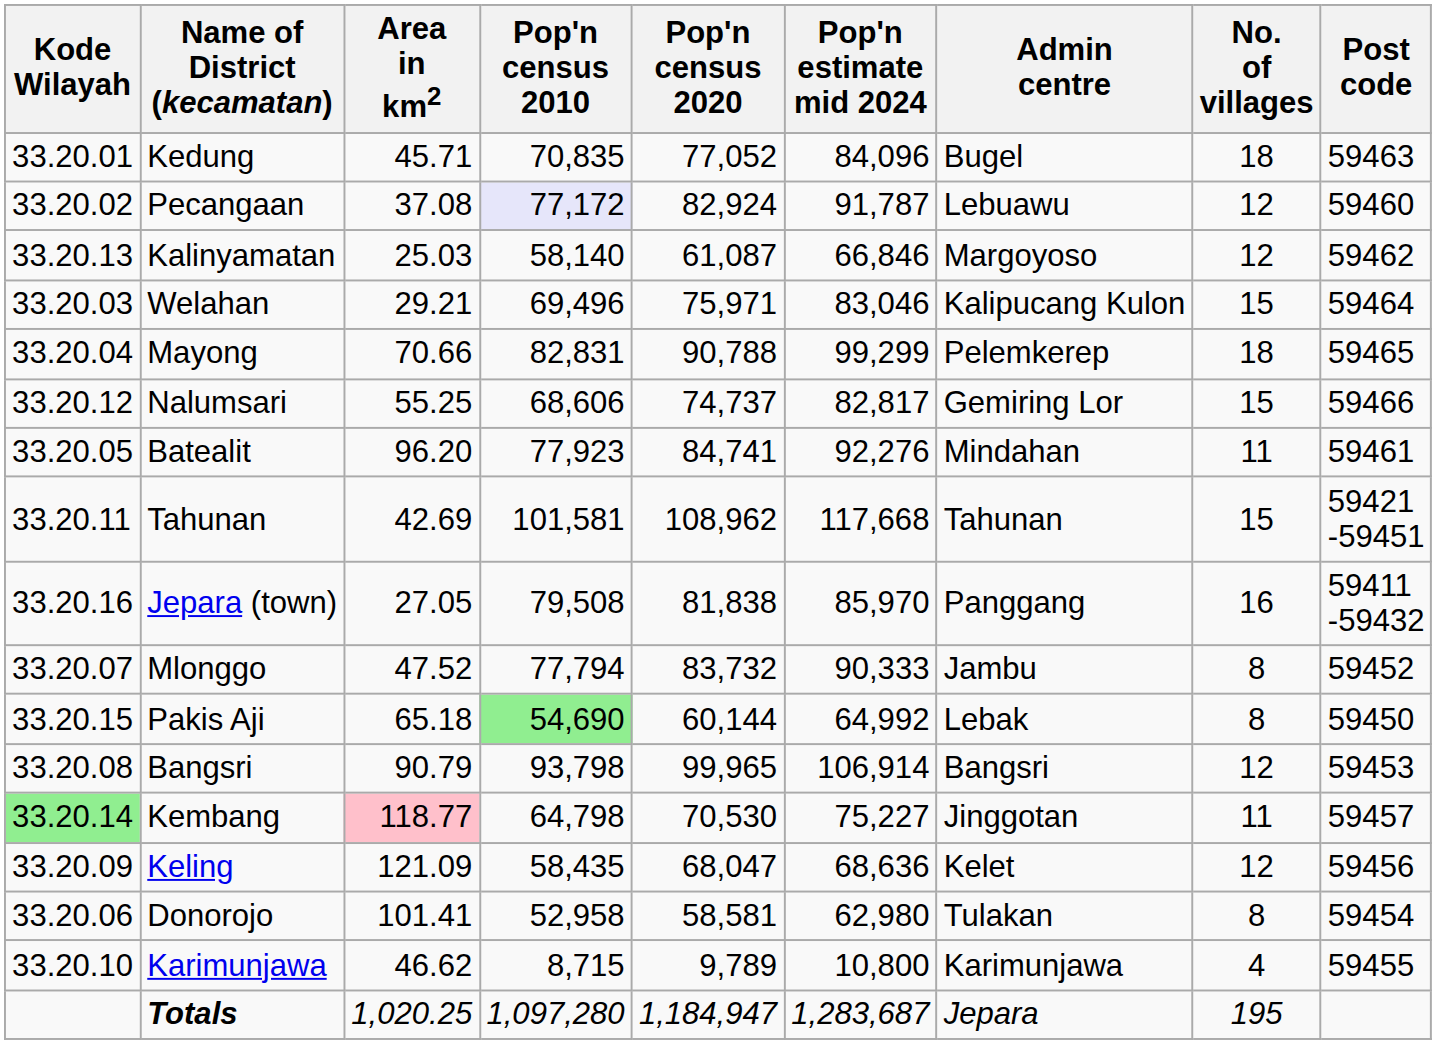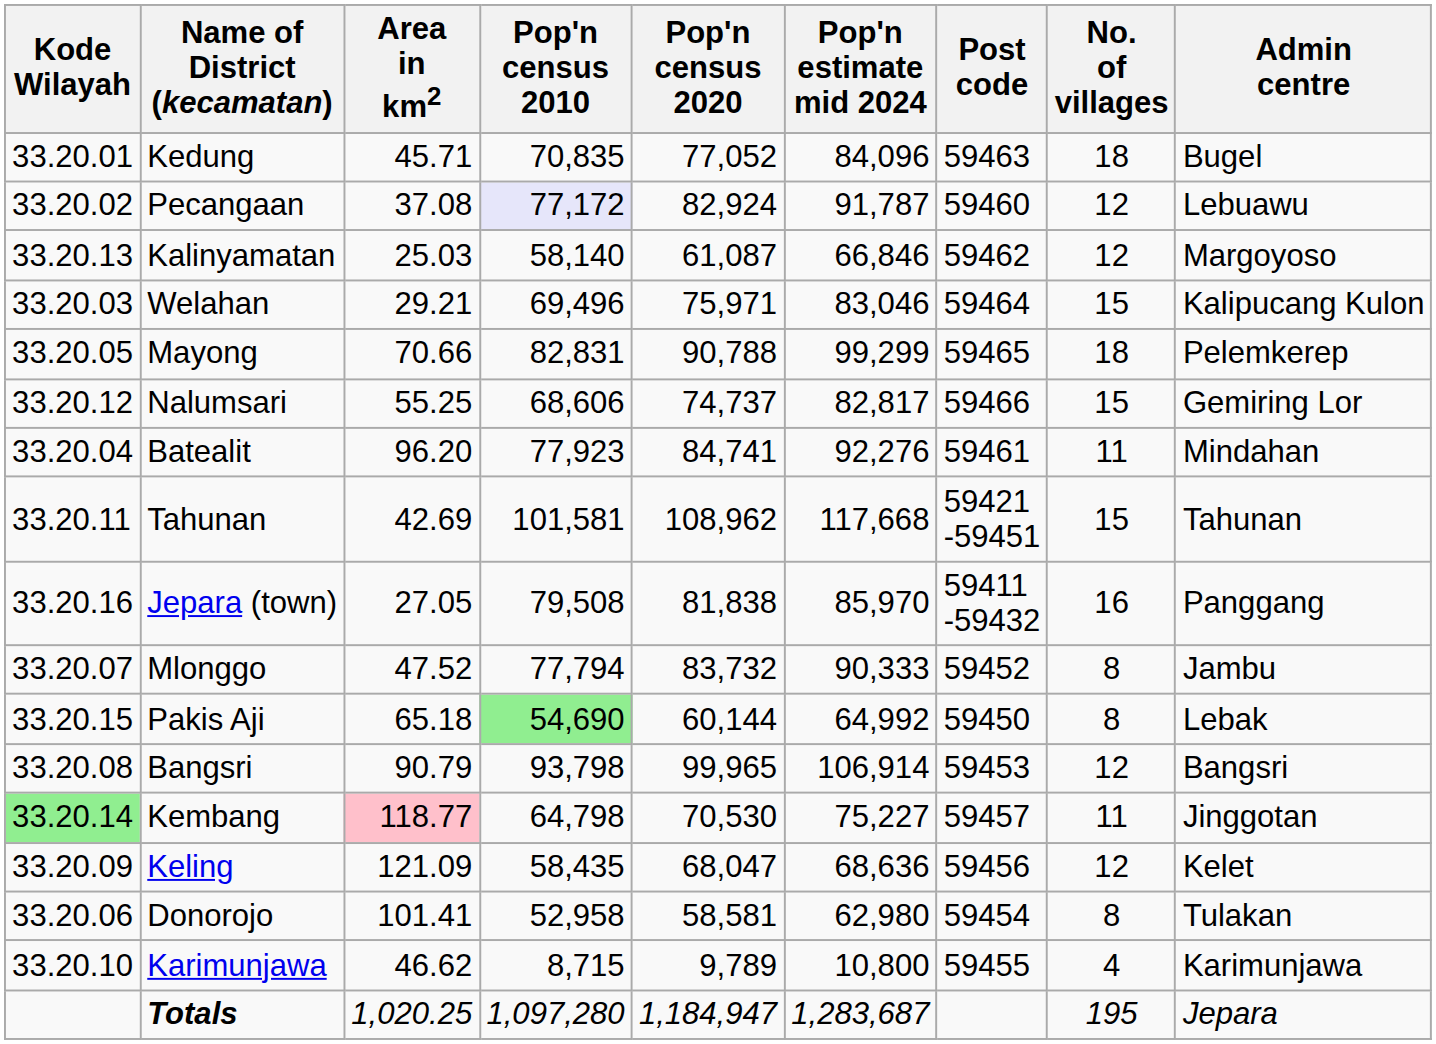columns swapped: (1065, 68) <-> (1376, 68)
(73, 353) 33.20.04 -> (73, 353) 33.20.05
(73, 451) 33.20.05 -> (73, 451) 33.20.04
